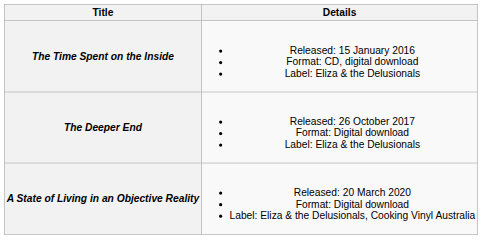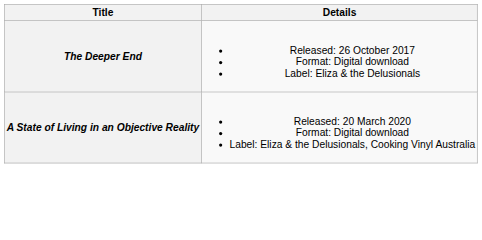- row: (103, 56)
